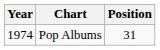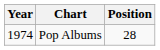(130, 34) 31 -> (130, 34) 28
